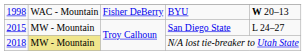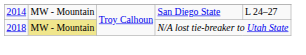- row: (178, 12)
(16, 27) 2015 -> (16, 12) 2014
